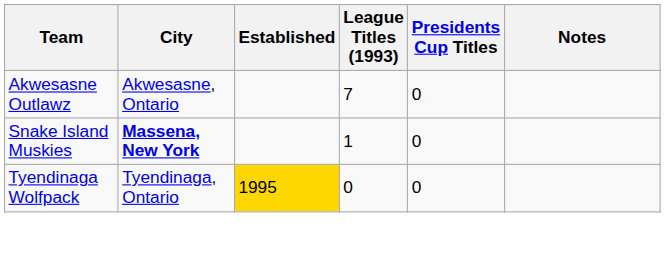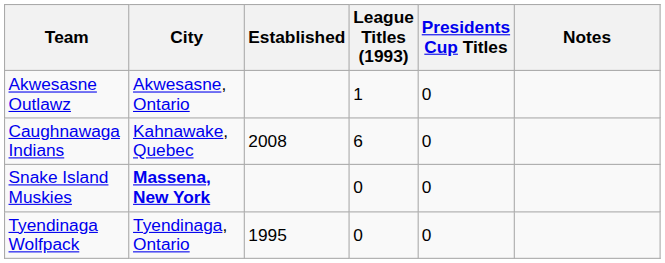(348, 94) 7 -> (358, 94) 1
+ row: (64, 141)
(348, 141) 1 -> (358, 187) 0
(258, 187) gold background -> (268, 234) no background
